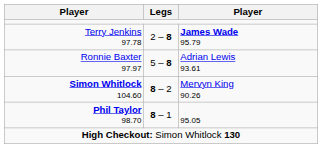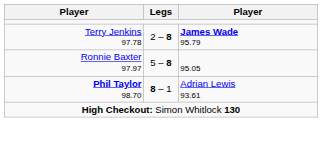(208, 63) Adrian Lewis 93.61 -> (190, 69) 95.05
- row: (106, 89)
(190, 121) 95.05 -> (208, 89) Adrian Lewis 93.61
